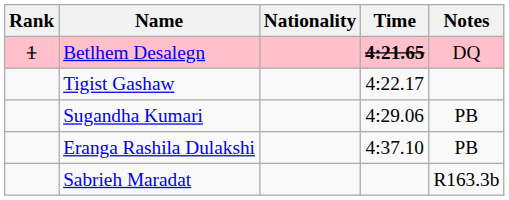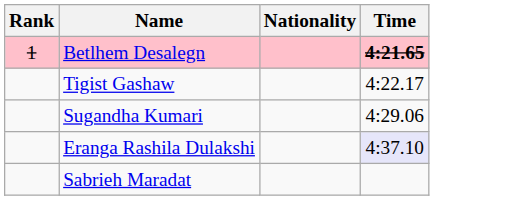- column: (466, 20)
(395, 147) no background -> (395, 147) lavender background
